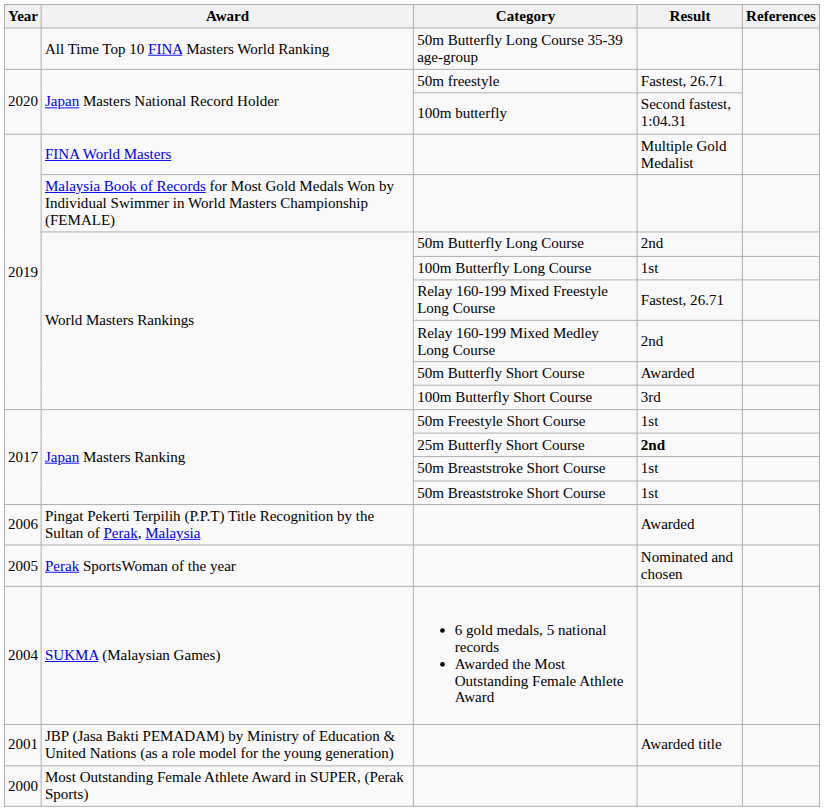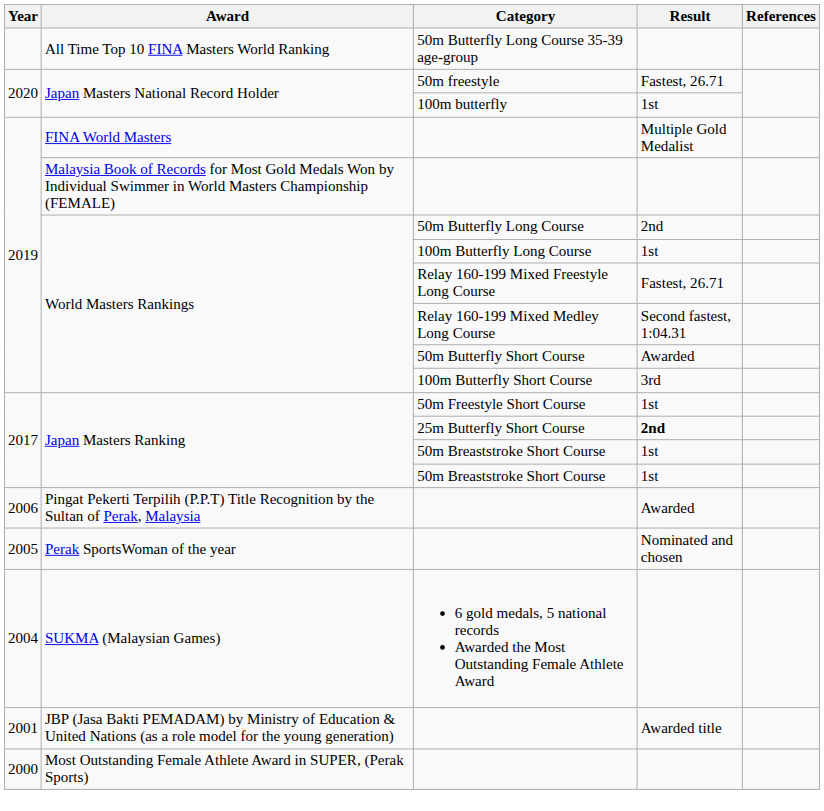(686, 113) Second fastest, 1:04.31 -> (650, 104) 1st
(652, 341) 2nd -> (686, 324) Second fastest, 1:04.31
